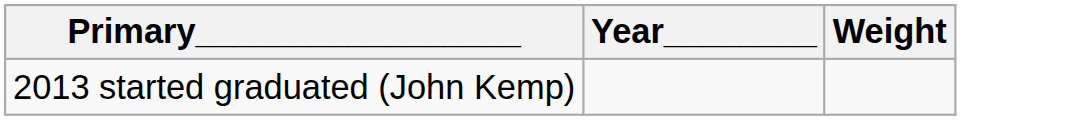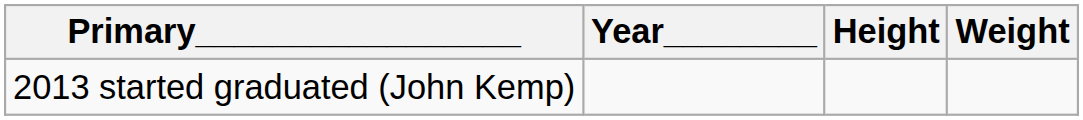+ column: (886, 31)
